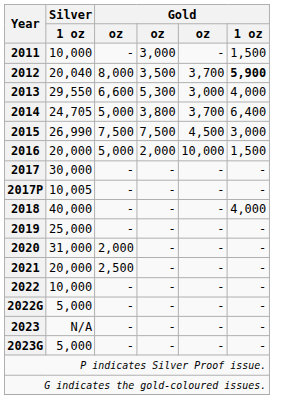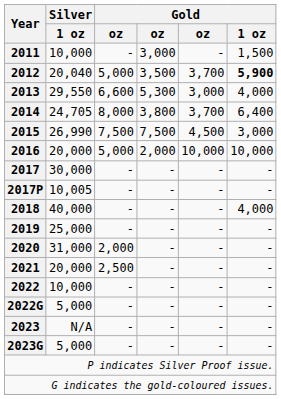(116, 73) 8,000 -> (116, 73) 5,000
(116, 112) 5,000 -> (116, 112) 8,000
(248, 151) 1,500 -> (252, 151) 10,000
